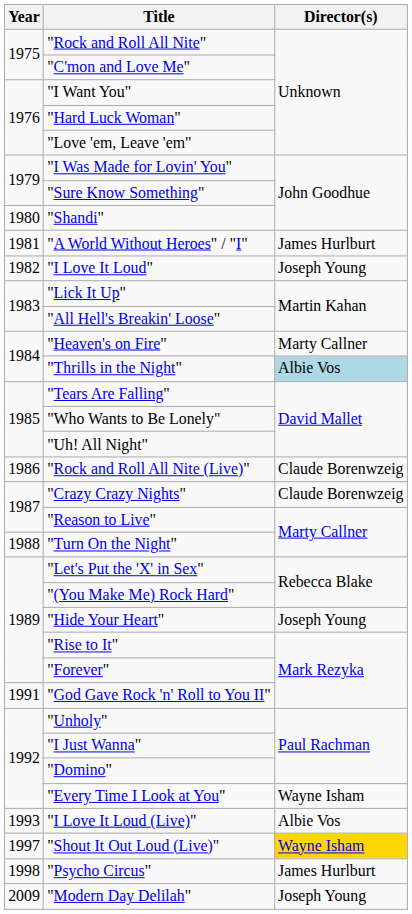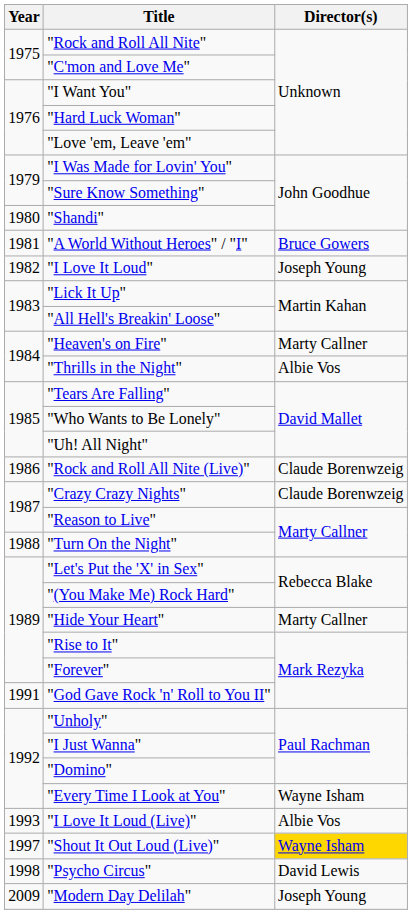(327, 243) James Hurlburt -> (324, 243) Bruce Gowers
(309, 368) lightblue background -> (309, 368) no background
(322, 619) Joseph Young -> (323, 619) Marty Callner
(327, 871) James Hurlburt -> (319, 871) David Lewis
